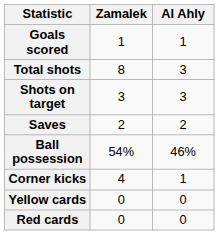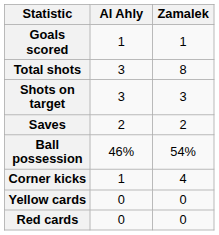columns swapped: (121, 14) <-> (183, 14)
